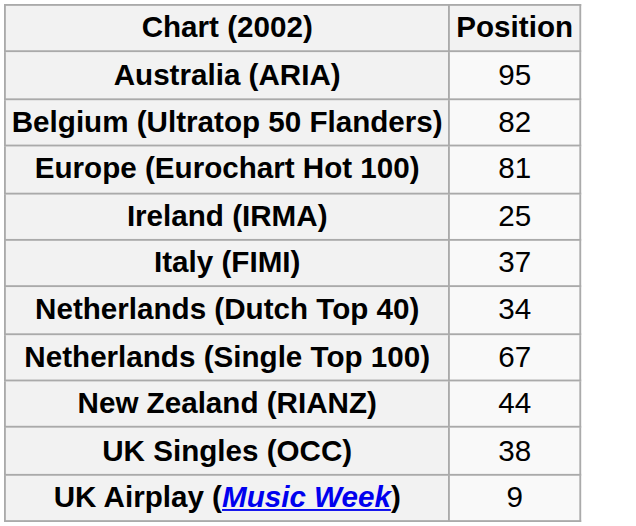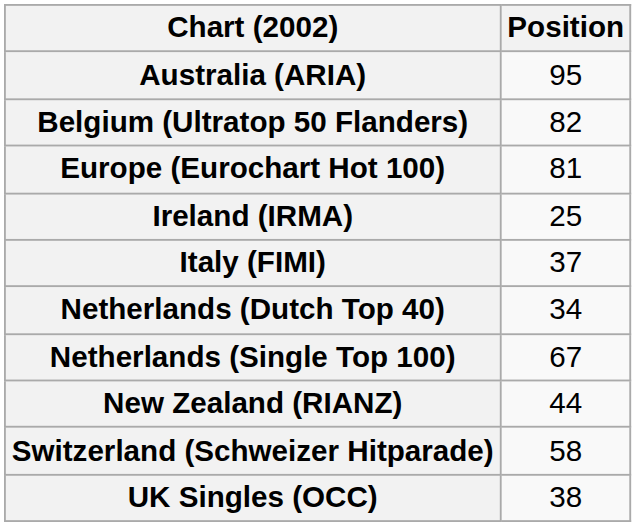+ row: (253, 450)
- row: (227, 497)
